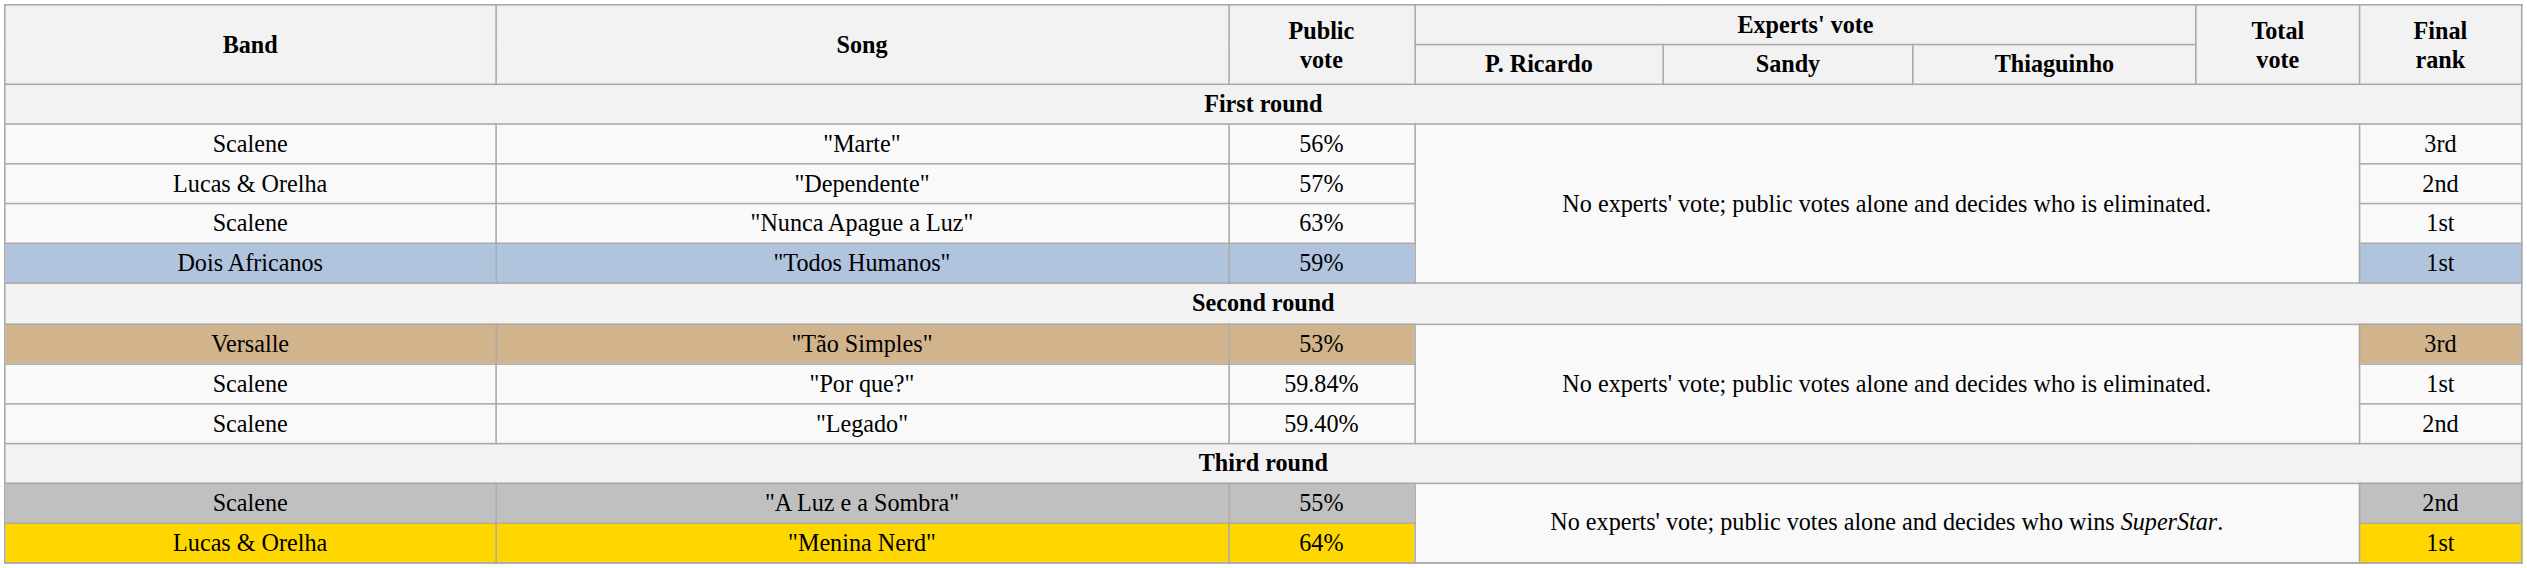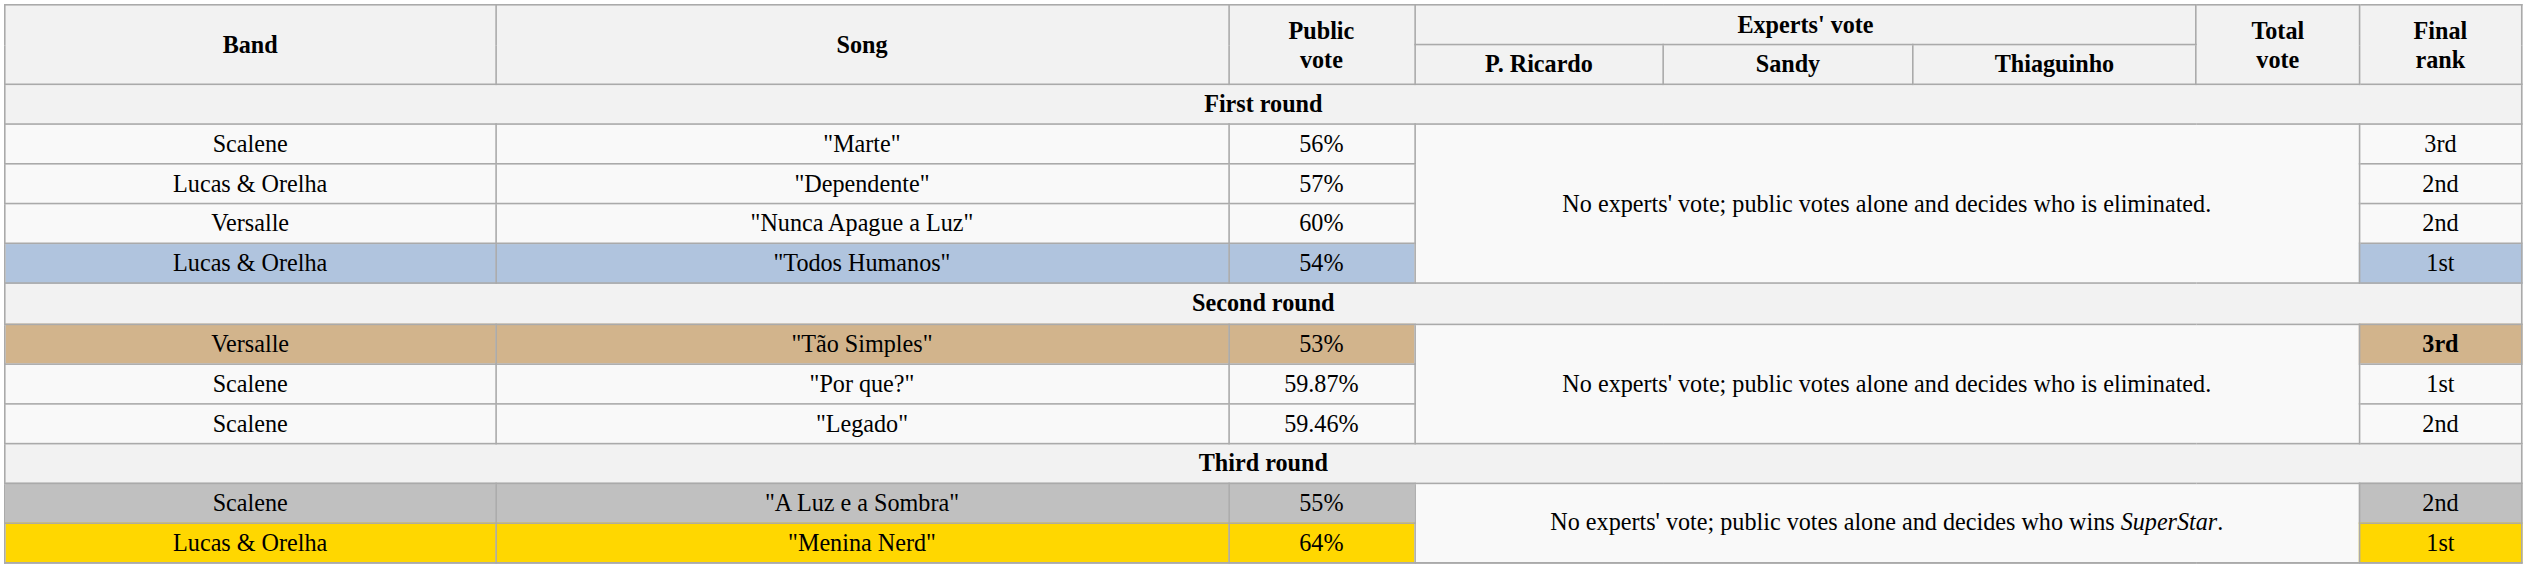(250, 223) Scalene -> (250, 223) Versalle
(1321, 223) 63% -> (1321, 223) 60%
(2440, 223) 1st -> (2440, 223) 2nd
(250, 263) Dois Africanos -> (250, 263) Lucas & Orelha
(1321, 263) 59% -> (1321, 263) 54%
(2440, 343) normal -> (2440, 343) bold
(1321, 383) 59.84% -> (1321, 383) 59.87%
(1321, 423) 59.40% -> (1321, 423) 59.46%
